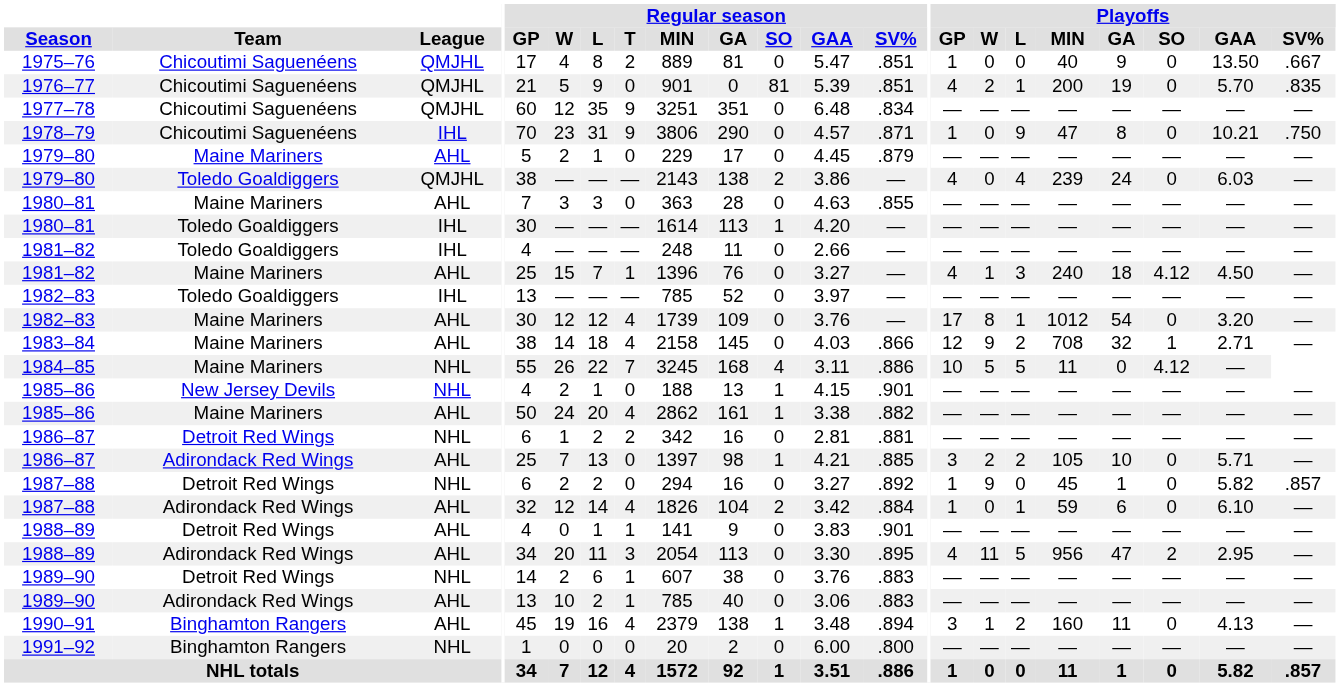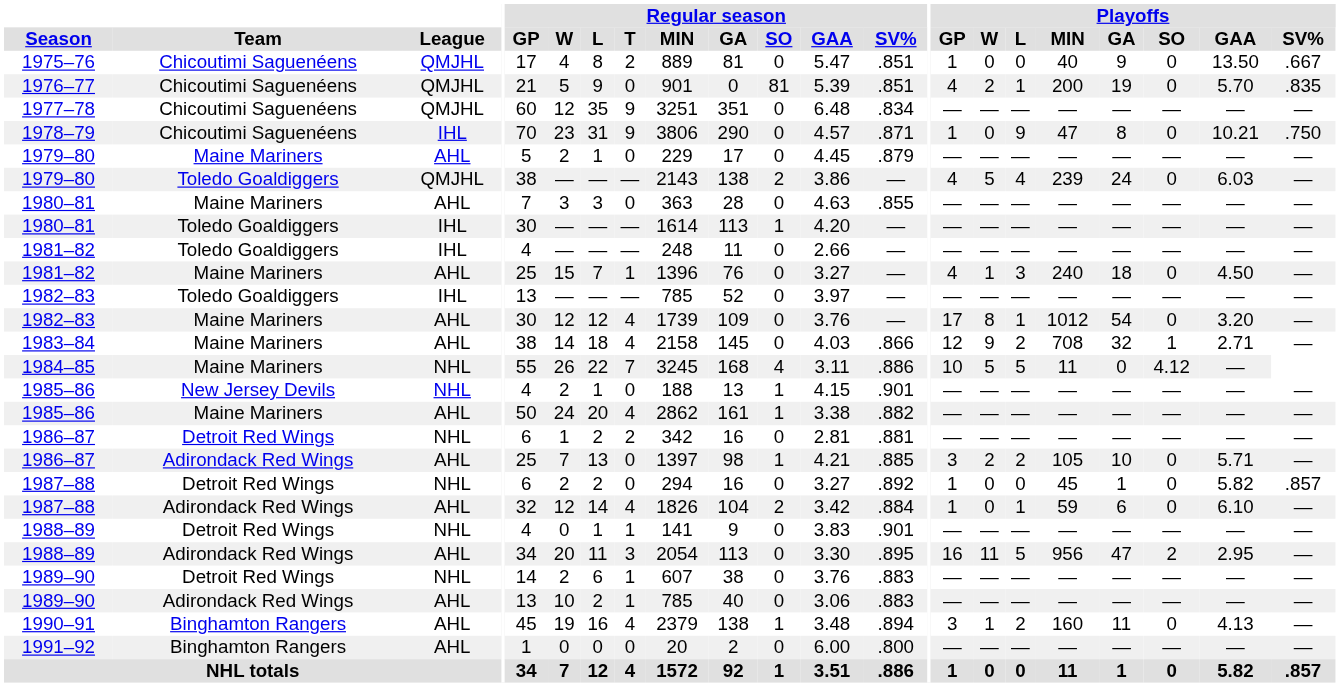(989, 179) 0 -> (989, 179) 5
(1172, 273) 4.12 -> (1172, 273) 0
(989, 483) 9 -> (989, 483) 0
(452, 530) AHL -> (452, 530) NHL
(952, 553) 4 -> (952, 553) 16
(452, 647) NHL -> (452, 647) AHL
